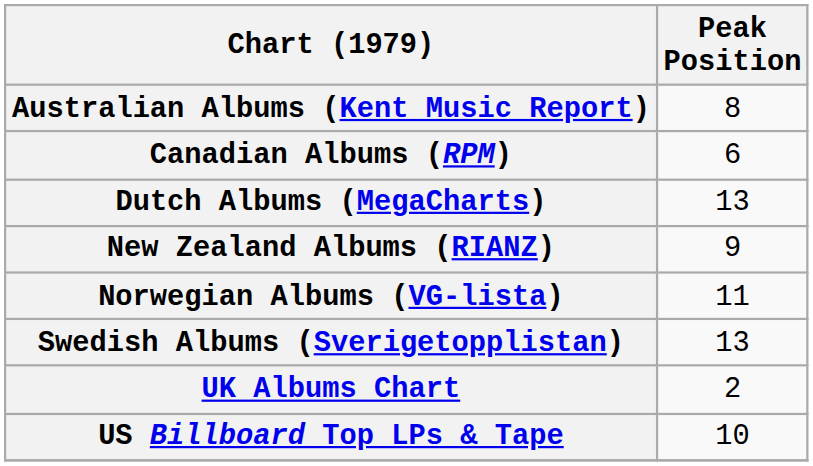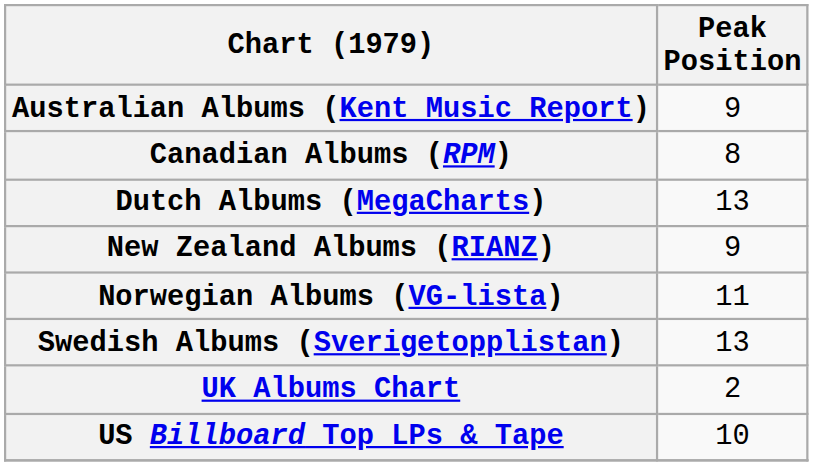(733, 108) 8 -> (733, 108) 9
(733, 155) 6 -> (733, 155) 8
